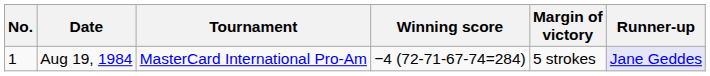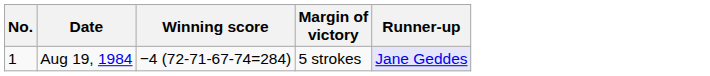- column: (253, 26)
